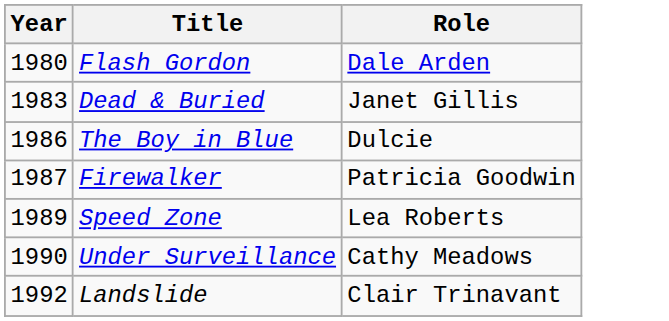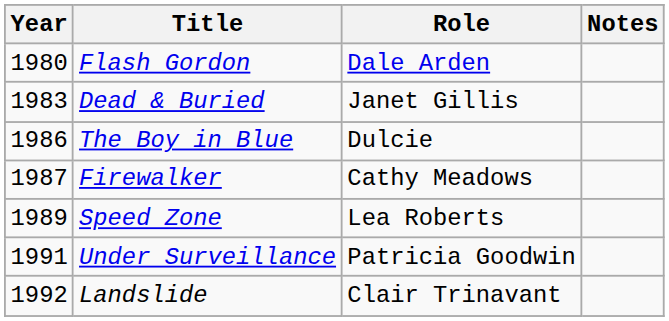+ column: (623, 24)
(462, 179) Patricia Goodwin -> (440, 179) Cathy Meadows
(39, 257) 1990 -> (39, 257) 1991
(440, 257) Cathy Meadows -> (462, 257) Patricia Goodwin
